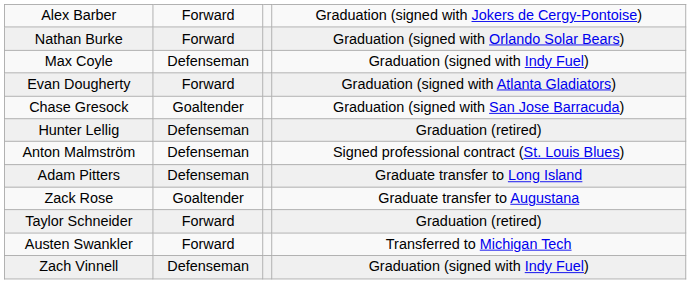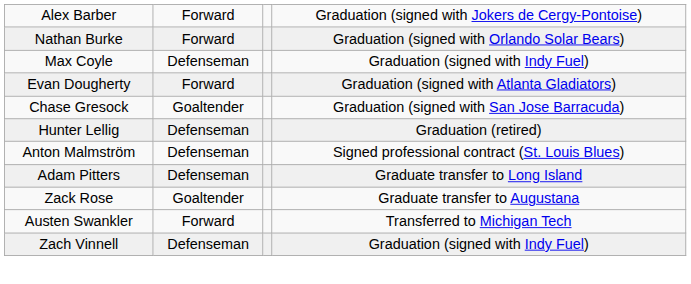- row: (79, 221)
